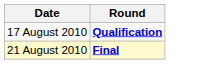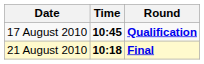+ column: (107, 13)
